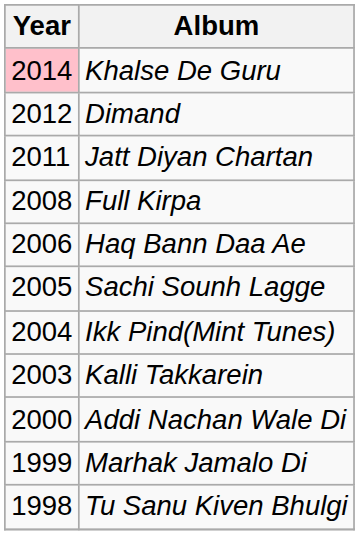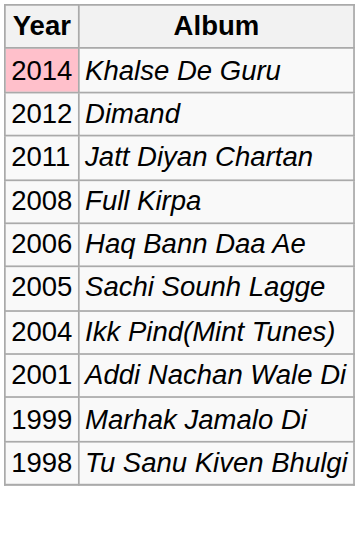- row: (174, 375)
(42, 419) 2000 -> (42, 375) 2001
